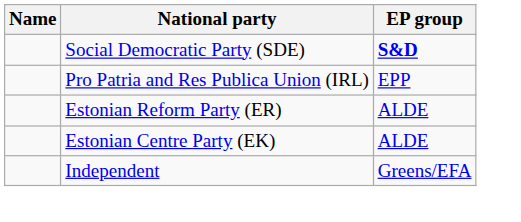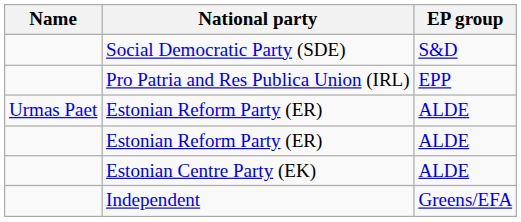(398, 49) bold -> (438, 49) normal
+ row: (53, 110)
